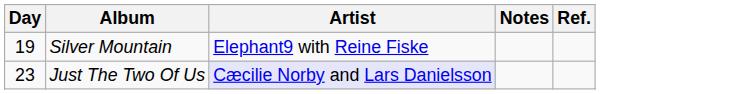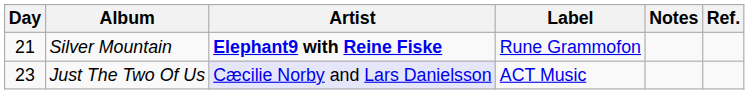+ column: (570, 18)
(25, 46) 19 -> (25, 46) 21
(321, 46) normal -> (328, 46) bold
